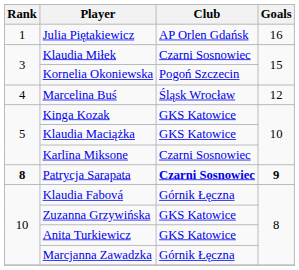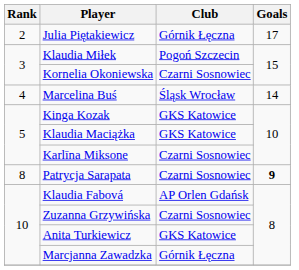(22, 34) 1 -> (22, 34) 2
(204, 34) AP Orlen Gdańsk -> (197, 34) Górnik Łęczna
(276, 34) 16 -> (272, 34) 17
(205, 54) Czarni Sosnowiec -> (199, 54) Pogoń Szczecin
(199, 74) Pogoń Szczecin -> (205, 74) Czarni Sosnowiec
(276, 94) 12 -> (272, 94) 14
(22, 174) bold -> (22, 174) normal
(207, 174) bold -> (205, 174) normal
(197, 194) Górnik Łęczna -> (204, 194) AP Orlen Gdańsk
(197, 214) GKS Katowice -> (205, 214) Czarni Sosnowiec
